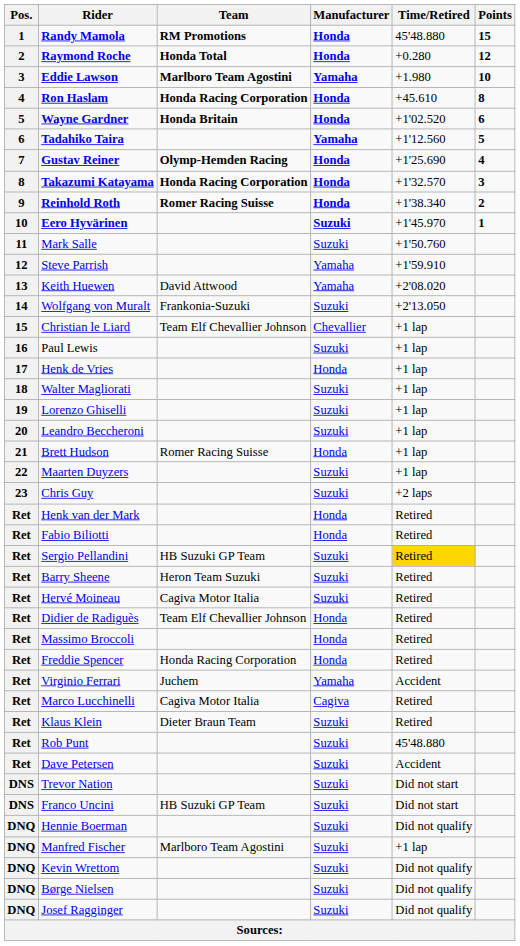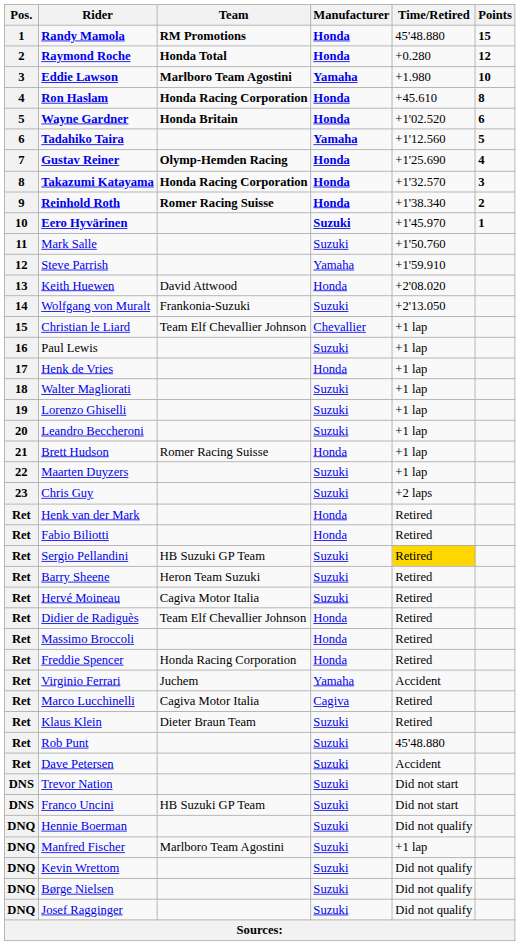(334, 285) Yamaha -> (330, 285) Honda
